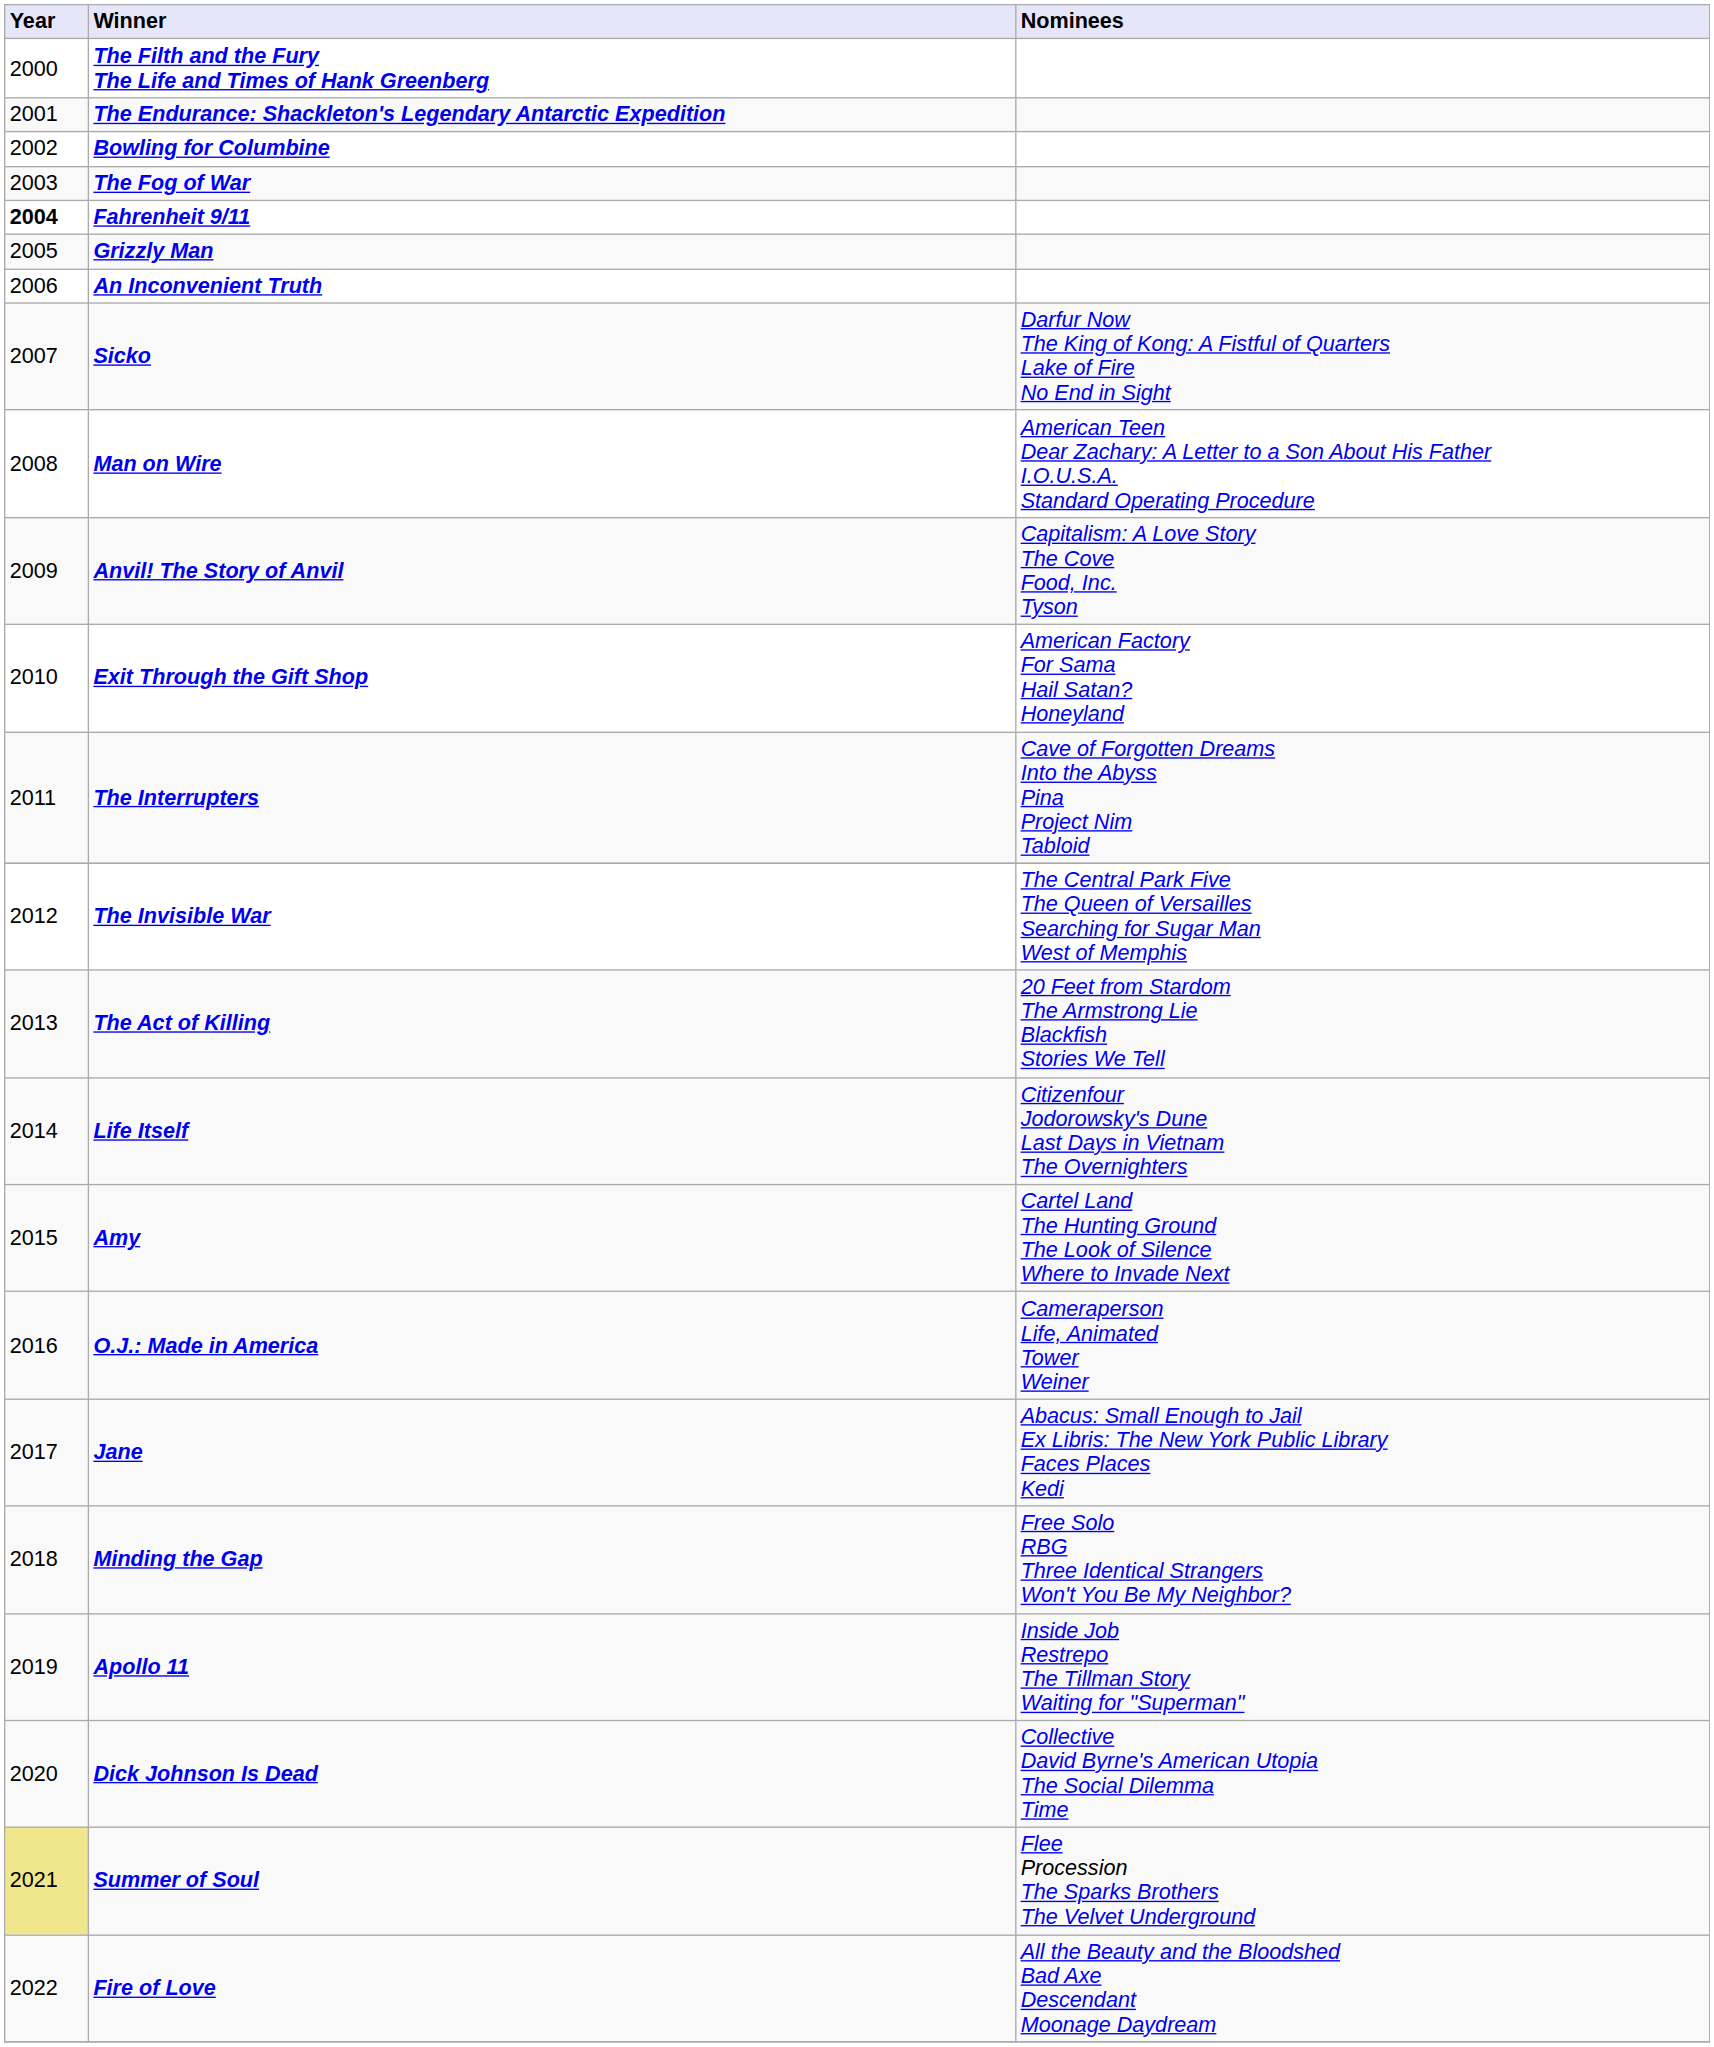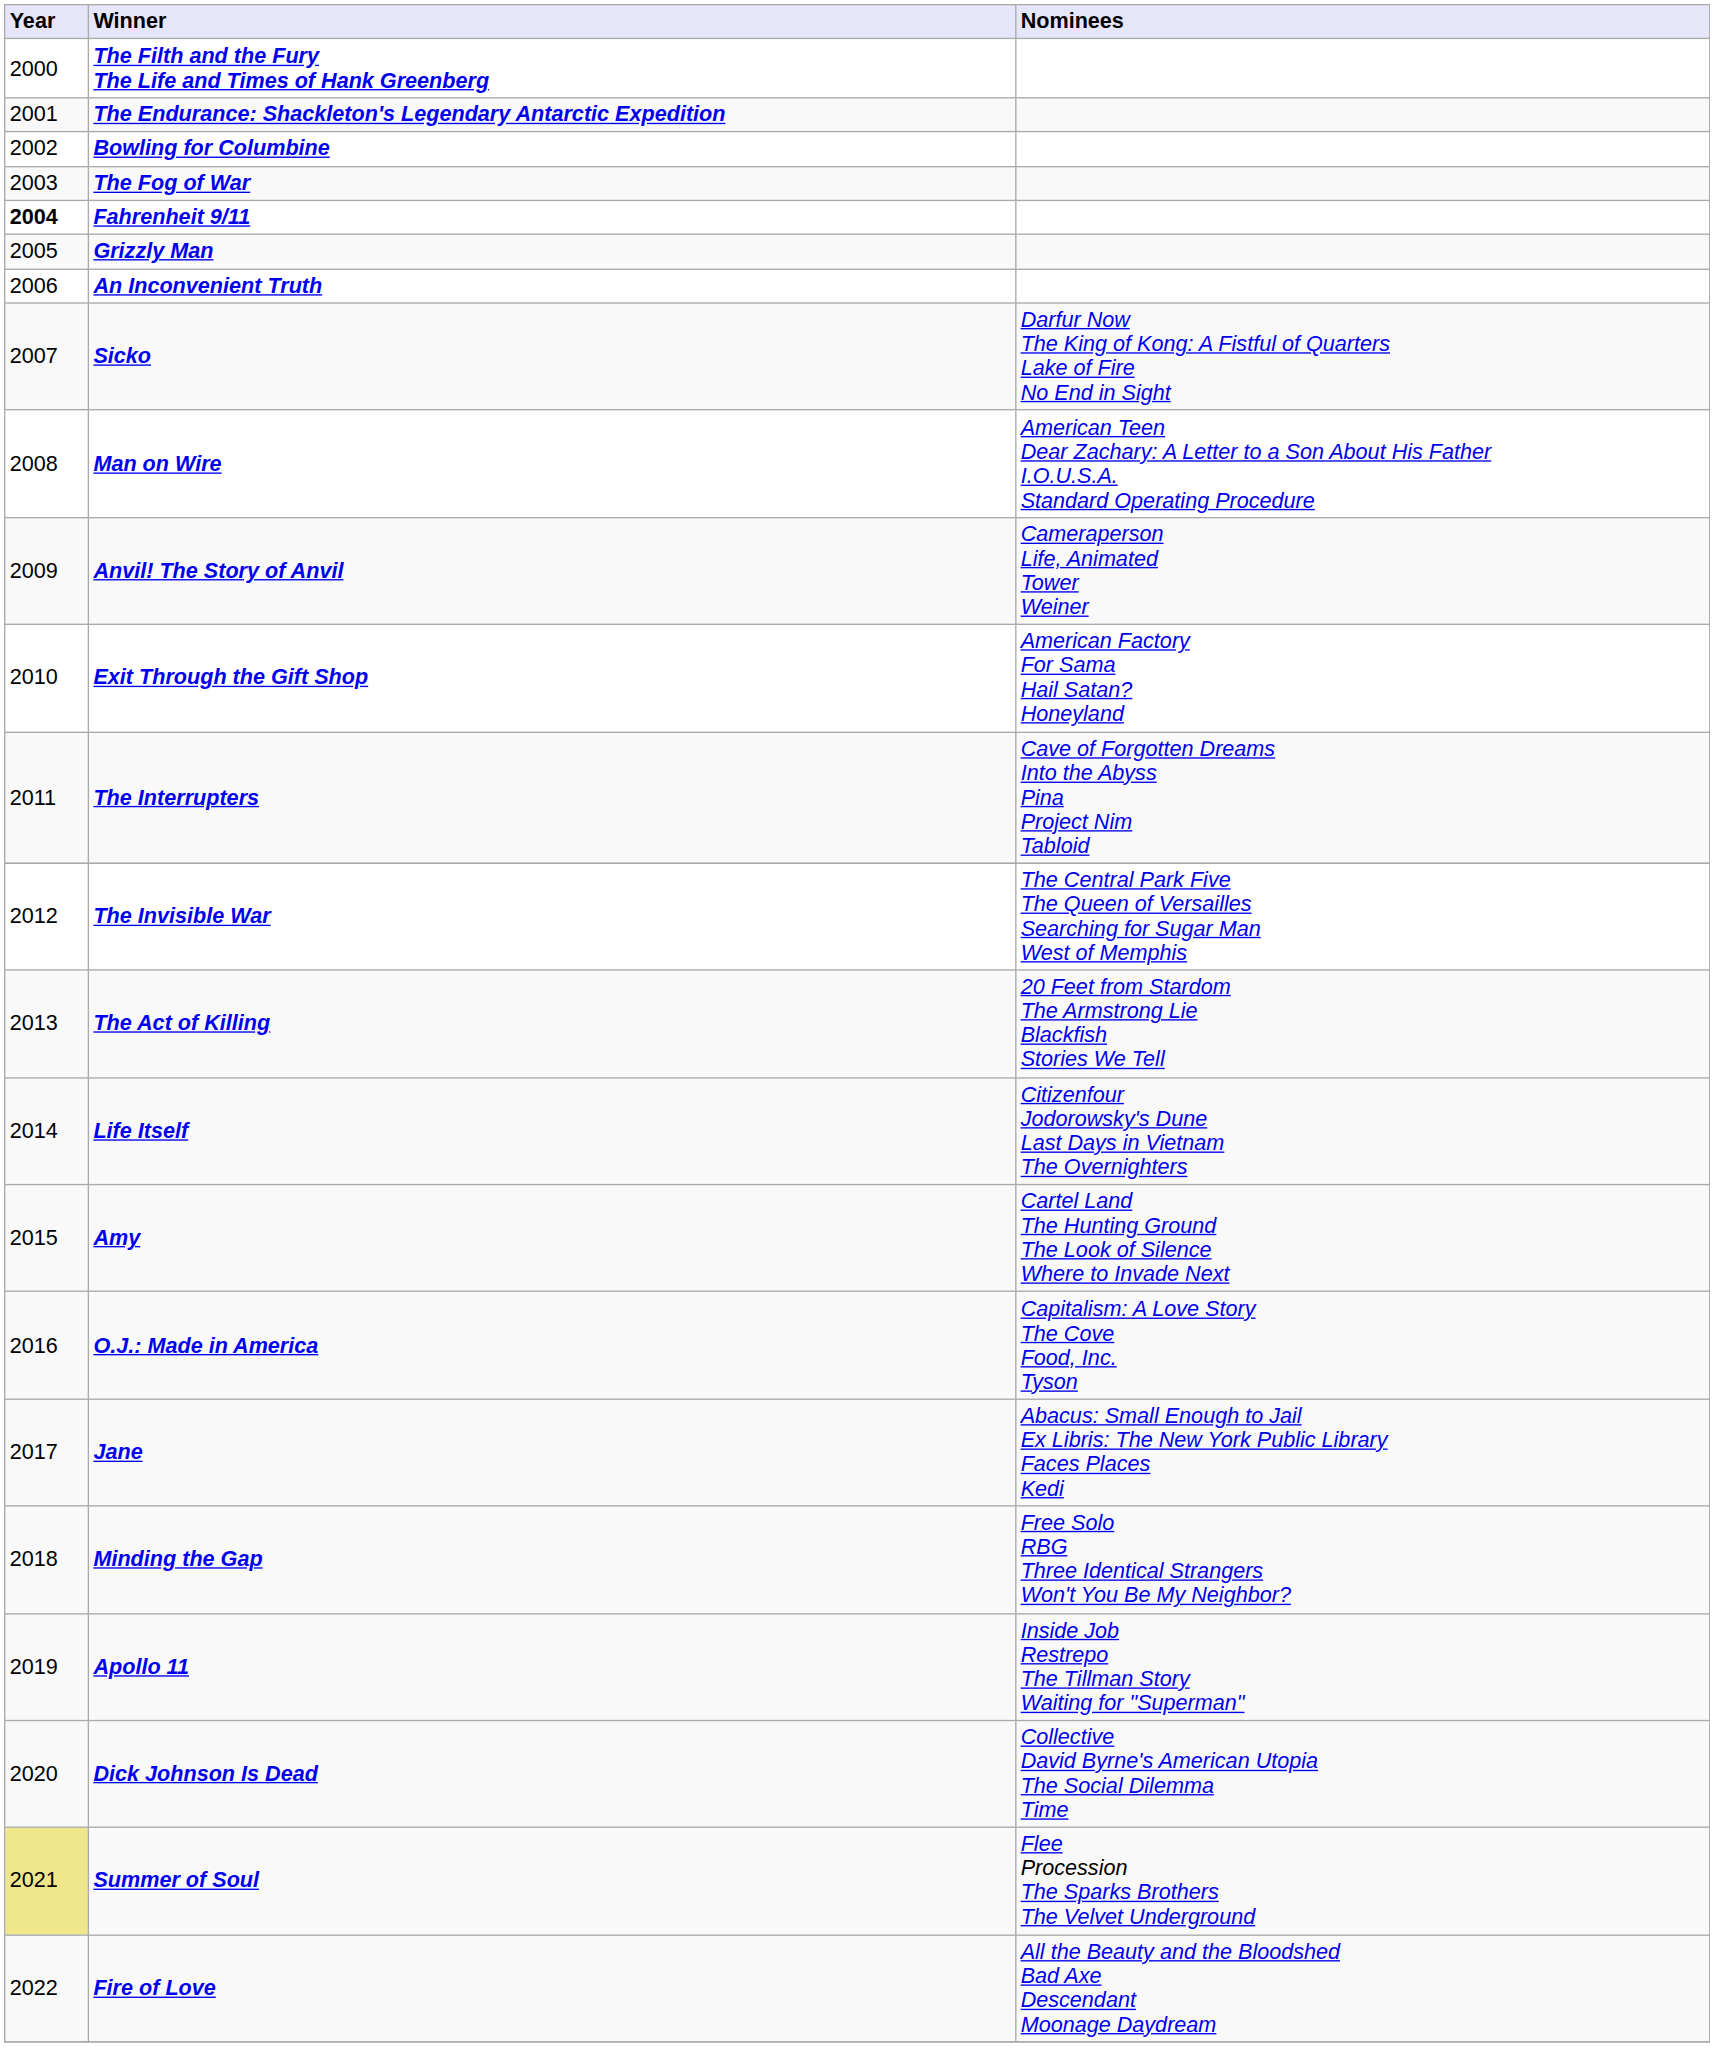(1138, 570) Capitalism: A Love Story The Cove Food, Inc. Tyson -> (1092, 570) Cameraperson Life, Animated Tower Weiner
(1092, 1345) Cameraperson Life, Animated Tower Weiner -> (1138, 1345) Capitalism: A Love Story The Cove Food, Inc. Tyson
